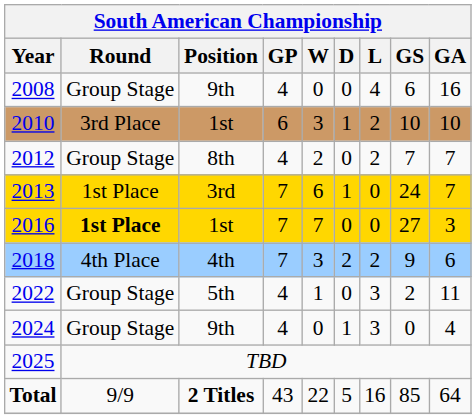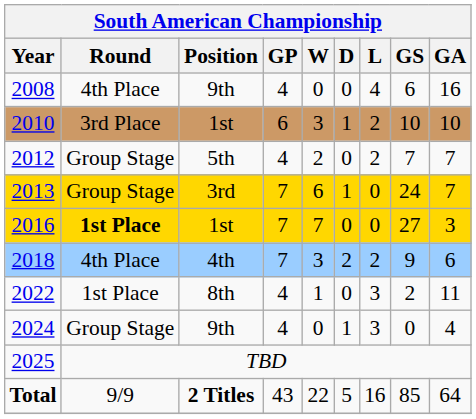(120, 89) Group Stage -> (120, 89) 4th Place
(221, 157) 8th -> (221, 157) 5th
(120, 191) 1st Place -> (120, 191) Group Stage
(120, 293) Group Stage -> (120, 293) 1st Place
(221, 293) 5th -> (221, 293) 8th
